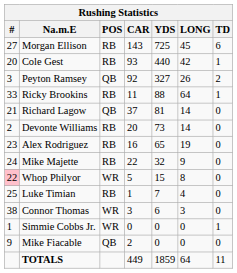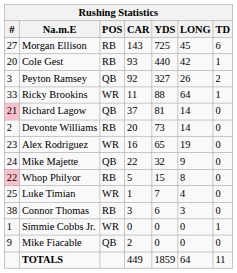(109, 95) RB -> (110, 95) WR
(12, 111) no background -> (12, 111) pink background
(109, 144) RB -> (110, 144) WR
(109, 161) RB -> (109, 161) QB
(110, 177) WR -> (109, 177) RB
(109, 194) RB -> (110, 194) WR
(110, 210) WR -> (109, 210) RB
